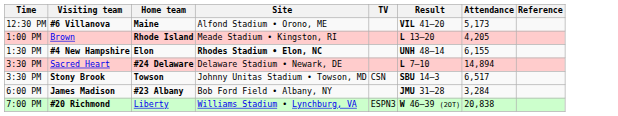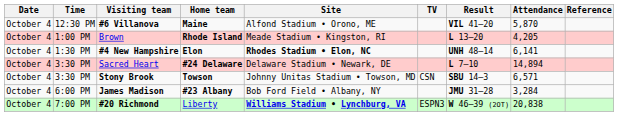+ column: (29, 11)
(477, 25) 5,173 -> (525, 25) 5,870
(477, 51) 6,155 -> (525, 51) 6,141
(477, 78) 6,517 -> (525, 78) 6,571
(277, 105) normal -> (326, 105) bold
